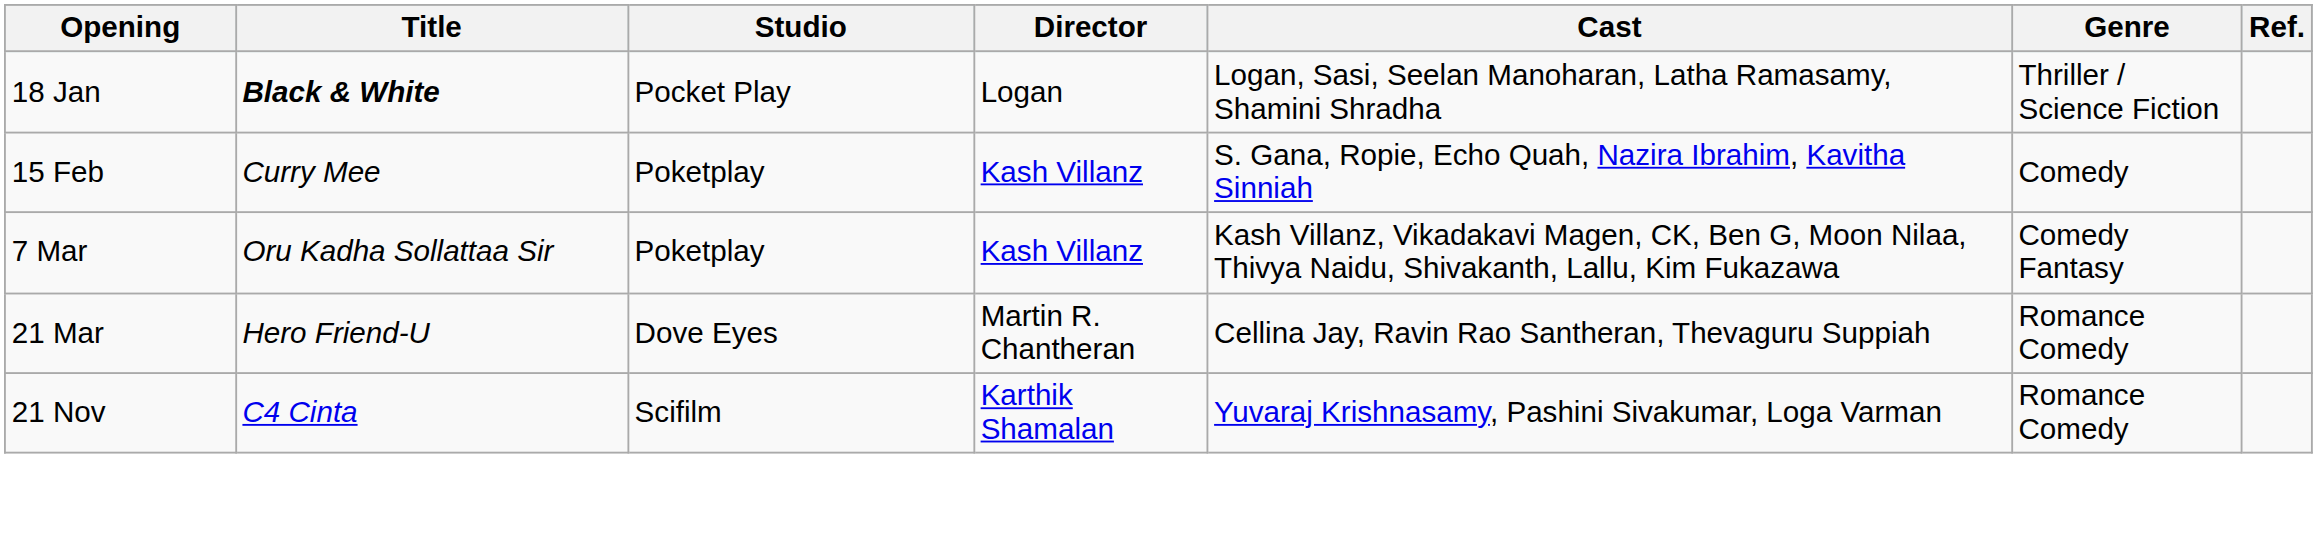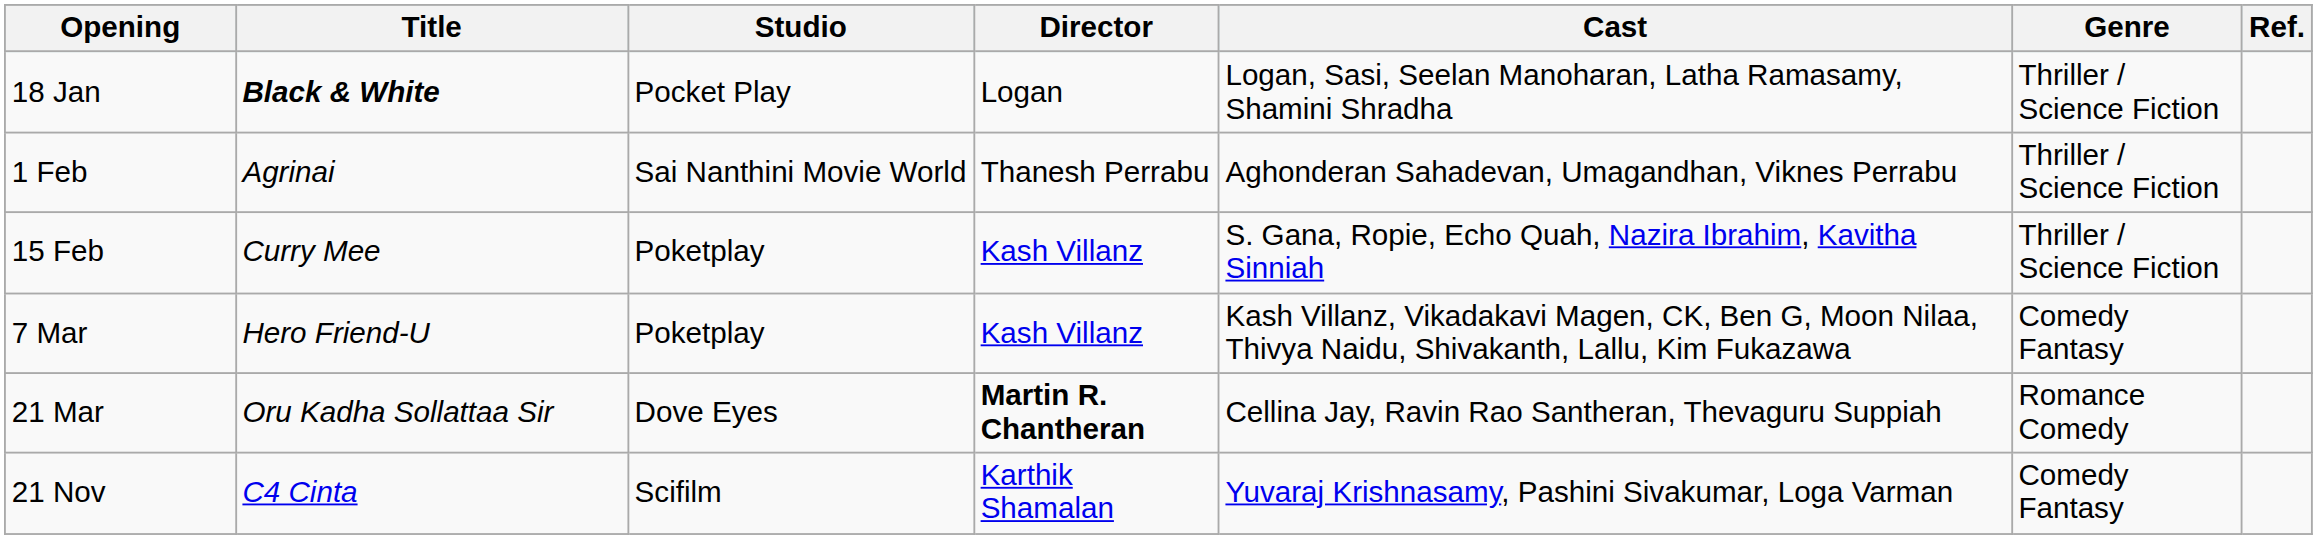+ row: (50, 171)
(2074, 171) Comedy -> (2119, 252) Thriller / Science Fiction
(398, 252) Oru Kadha Sollattaa Sir -> (336, 332) Hero Friend-U
(336, 332) Hero Friend-U -> (398, 412) Oru Kadha Sollattaa Sir
(1058, 332) normal -> (1063, 412) bold
(2082, 412) Romance Comedy -> (2074, 492) Comedy Fantasy
